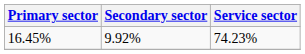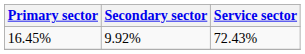(236, 37) 74.23% -> (236, 37) 72.43%
